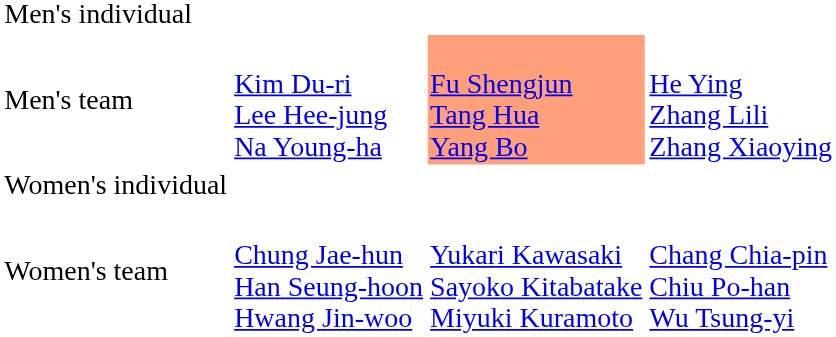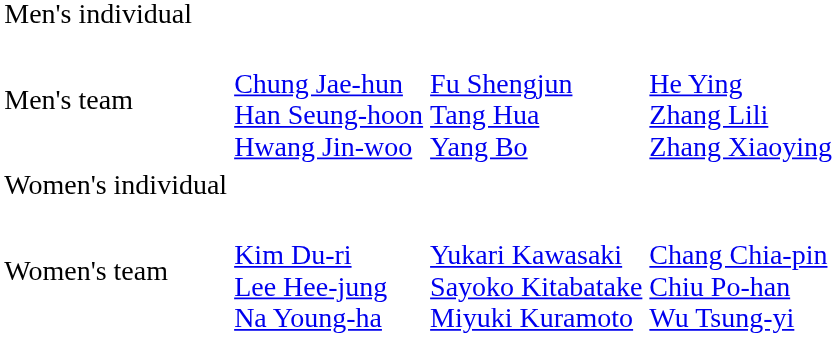(311, 115) Kim Du-ri Lee Hee-jung Na Young-ha -> (329, 115) Chung Jae-hun Han Seung-hoon Hwang Jin-woo
(501, 115) lightsalmon background -> (501, 115) no background
(329, 286) Chung Jae-hun Han Seung-hoon Hwang Jin-woo -> (311, 286) Kim Du-ri Lee Hee-jung Na Young-ha
